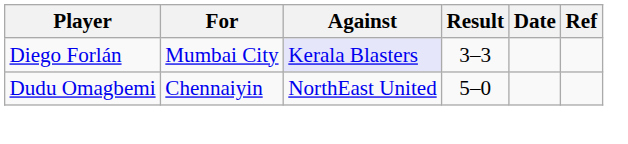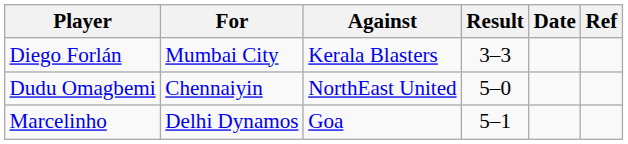(353, 54) lavender background -> (373, 54) no background
+ row: (58, 121)
